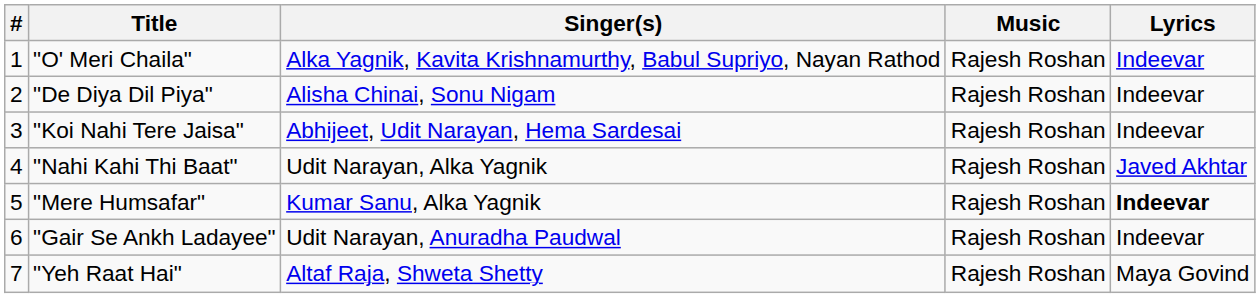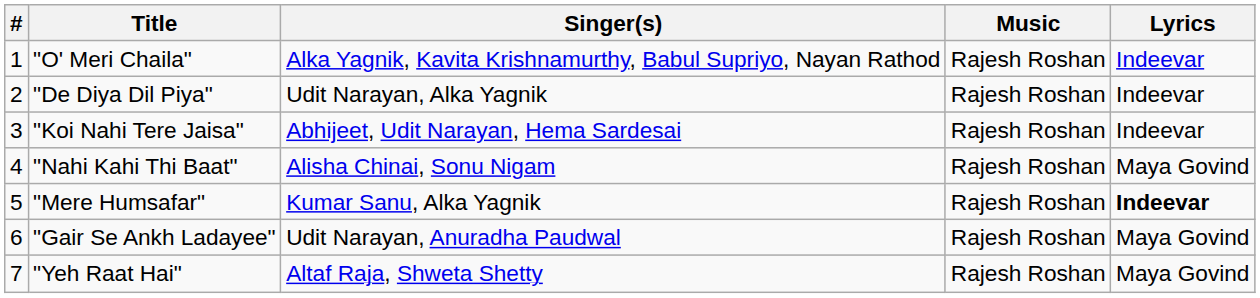(421, 95) Alisha Chinai, Sonu Nigam -> (417, 95) Udit Narayan, Alka Yagnik
(417, 166) Udit Narayan, Alka Yagnik -> (421, 166) Alisha Chinai, Sonu Nigam
(1182, 166) Javed Akhtar -> (1183, 166) Maya Govind
(1160, 238) Indeevar -> (1183, 238) Maya Govind
